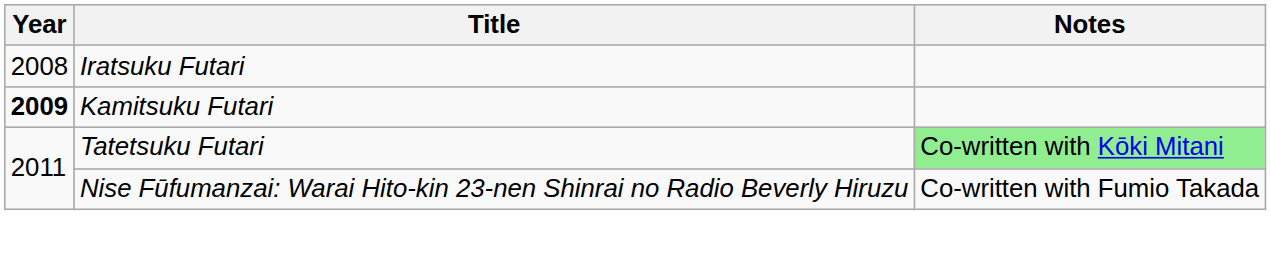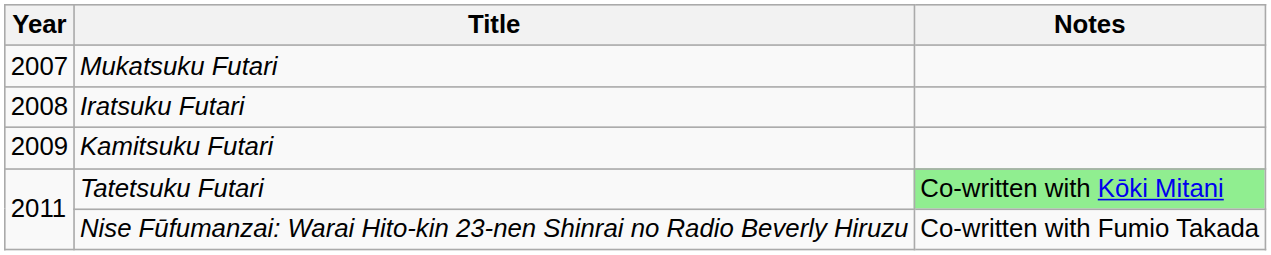+ row: (179, 65)
(39, 106) bold -> (39, 147) normal
